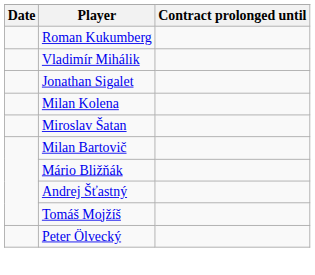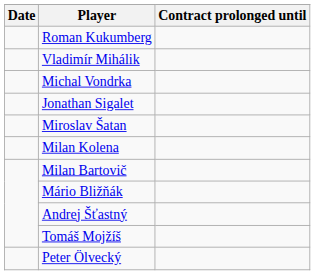+ row: (87, 81)
rows swapped: (80, 103) <-> (84, 125)
